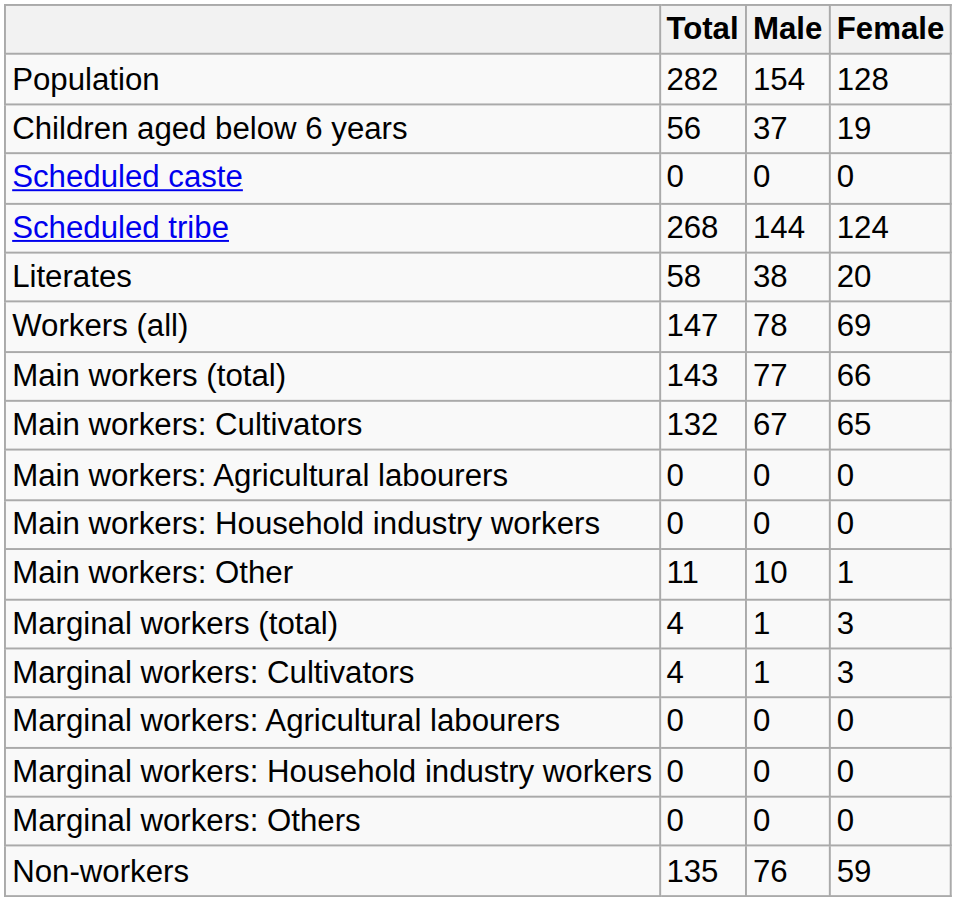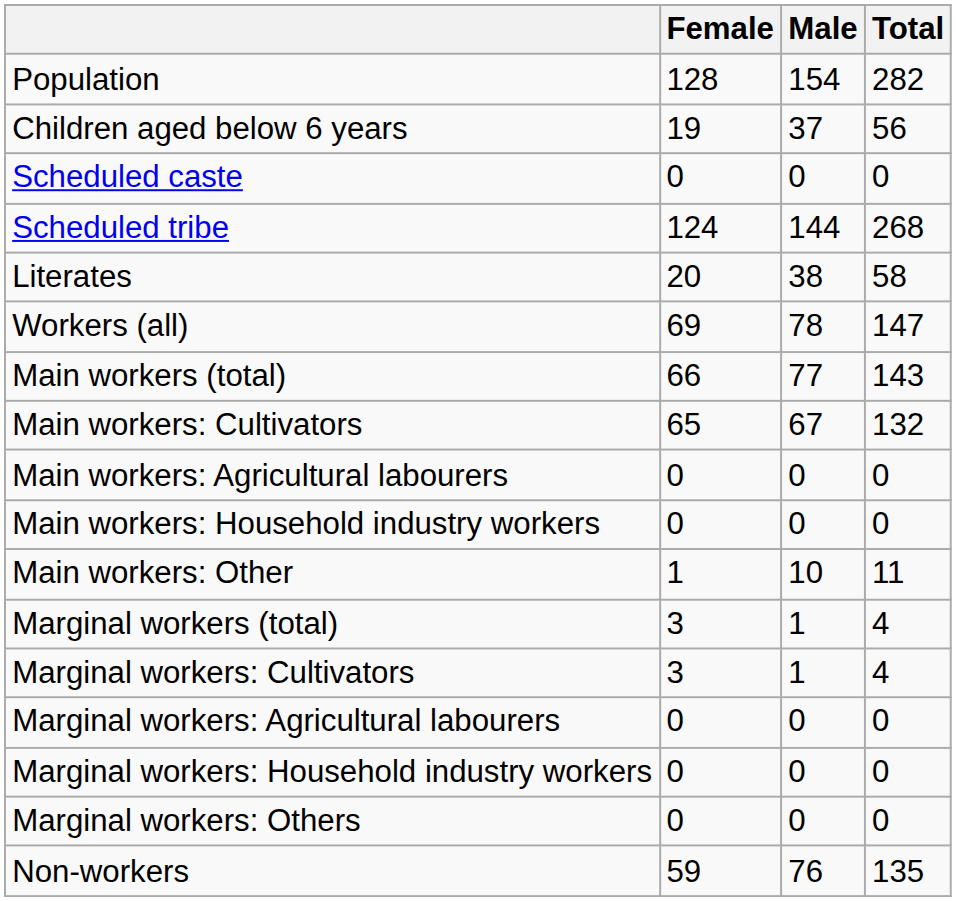columns swapped: (702, 29) <-> (891, 29)
